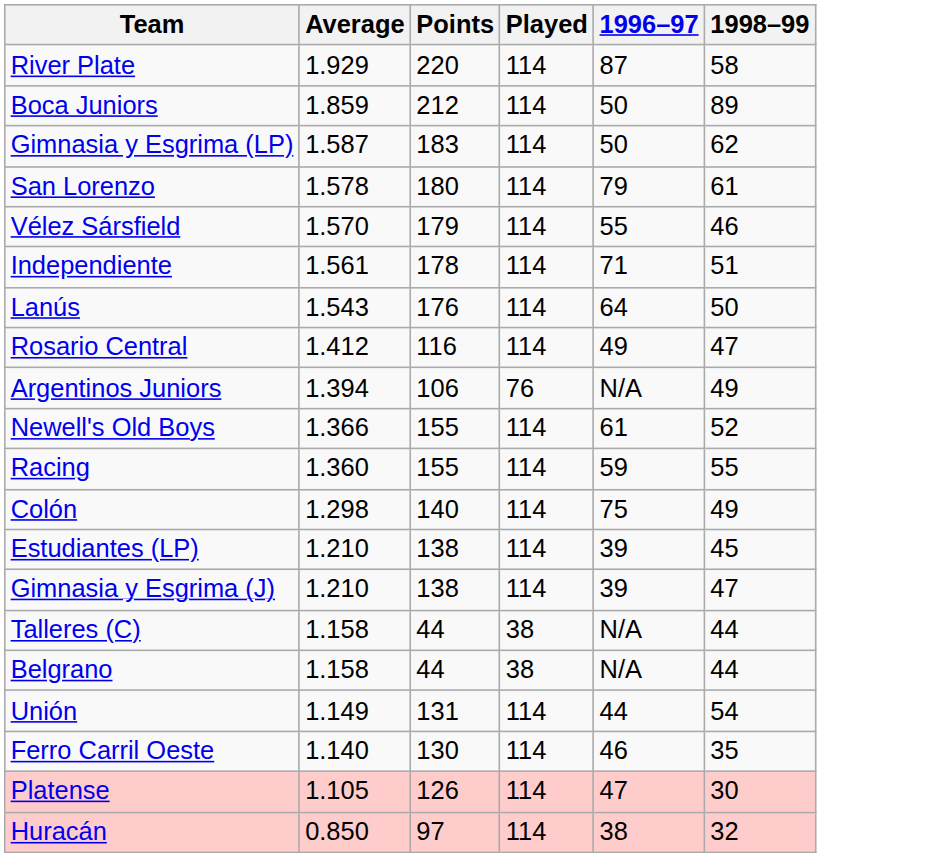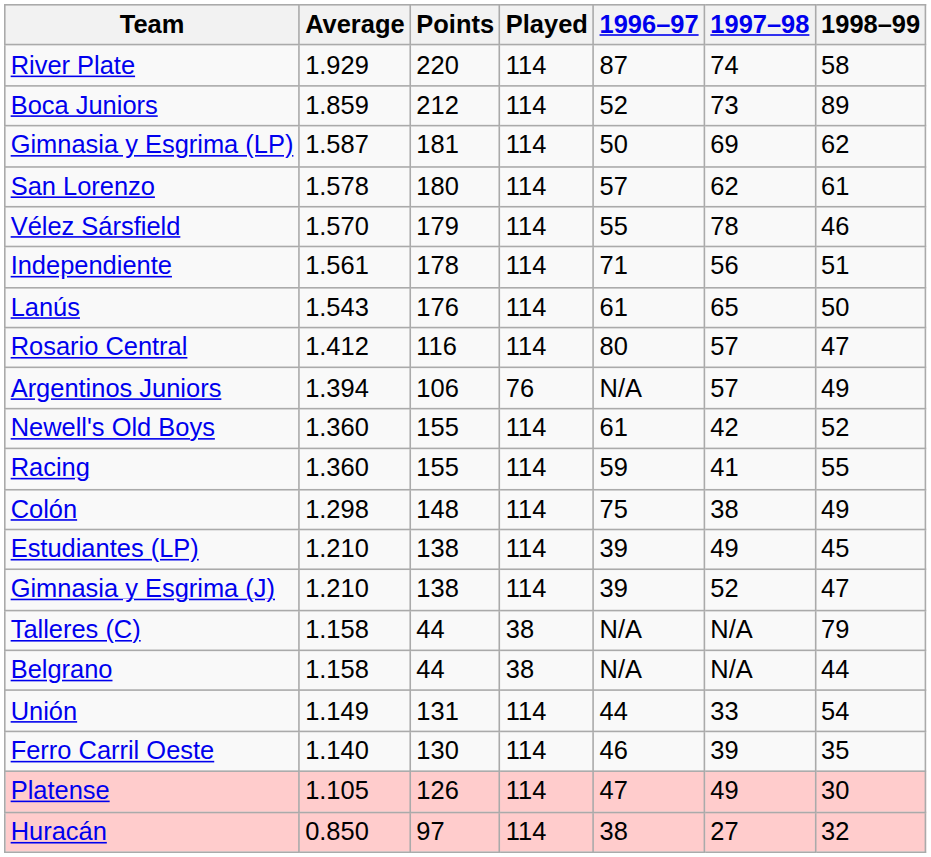+ column: (760, 24)
(614, 105) 50 -> (614, 105) 52
(438, 145) 183 -> (438, 145) 181
(614, 186) 79 -> (614, 186) 57
(614, 307) 64 -> (614, 307) 61
(614, 347) 49 -> (614, 347) 80
(337, 428) 1.366 -> (337, 428) 1.360
(438, 508) 140 -> (438, 508) 148
(724, 629) 44 -> (835, 629) 79
